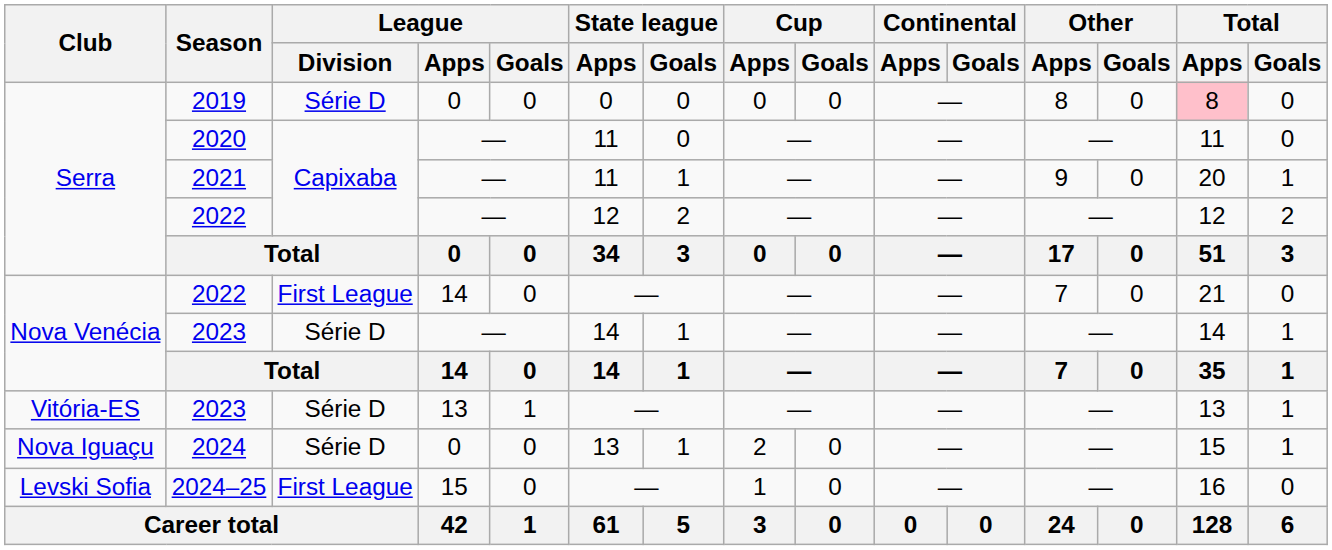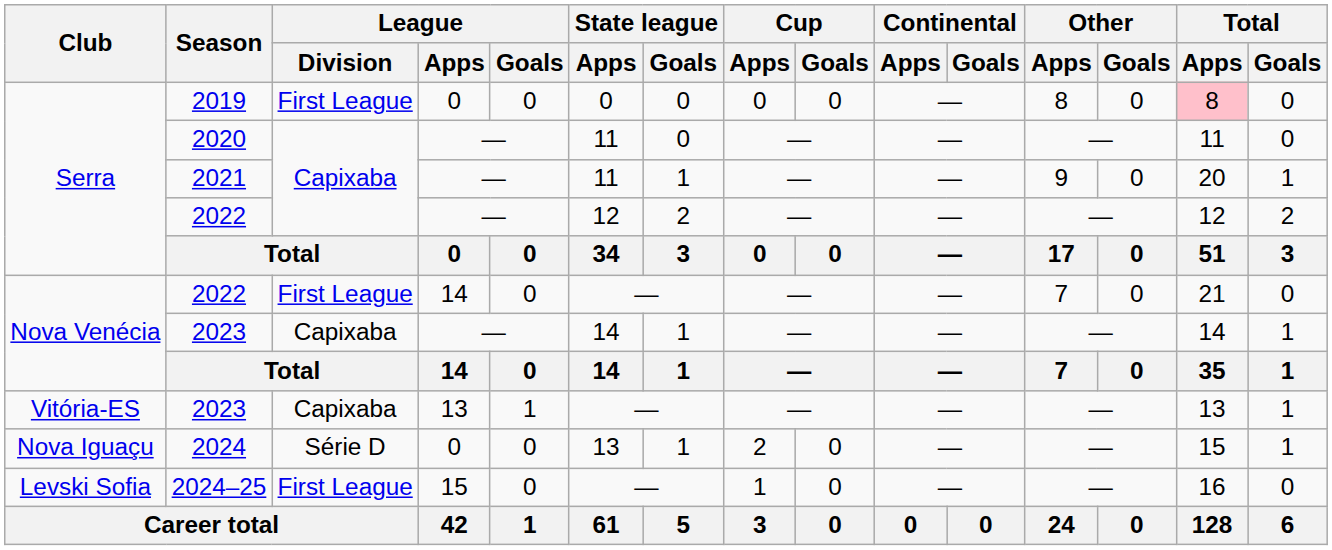(345, 100) Série D -> (345, 100) First League
(345, 332) Série D -> (345, 332) Capixaba
(345, 409) Série D -> (345, 409) Capixaba
